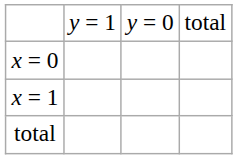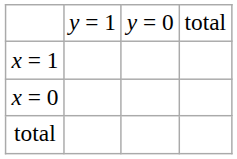rows swapped: (35, 97) <-> (35, 60)
